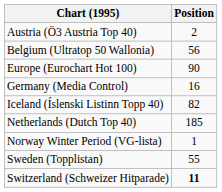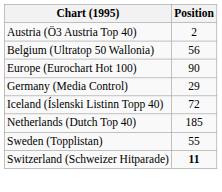(194, 86) 16 -> (194, 86) 29
(194, 104) 82 -> (194, 104) 72
- row: (84, 141)
